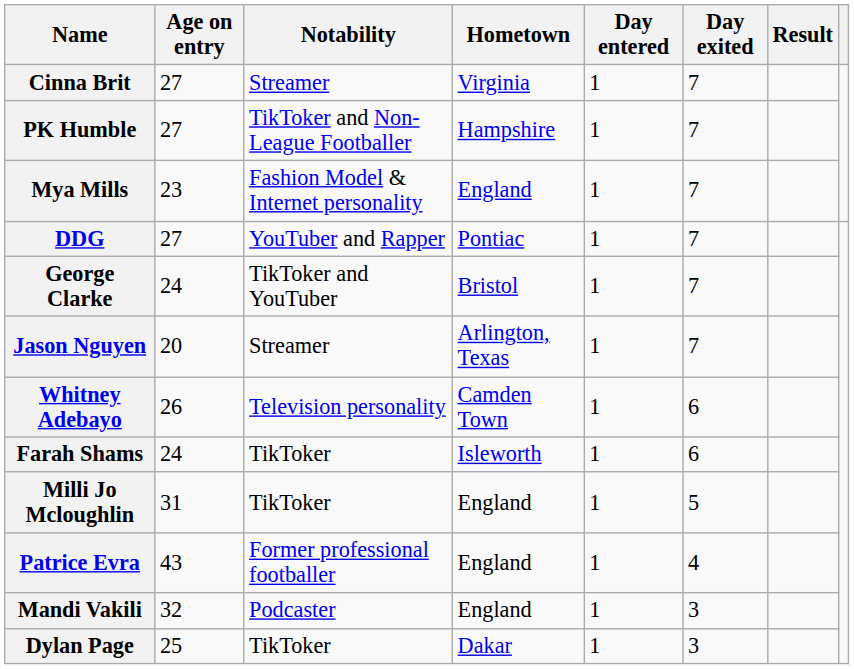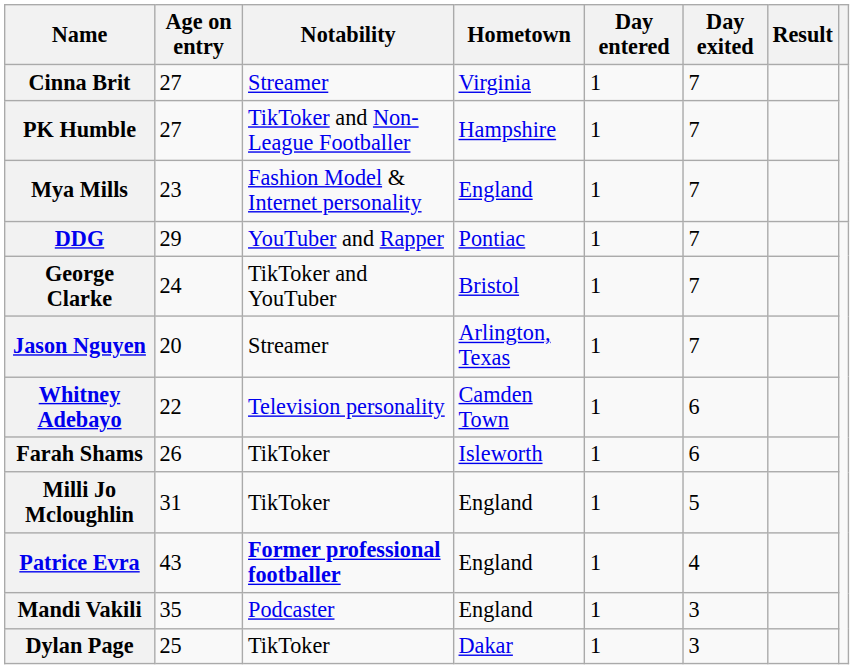(171, 238) 27 -> (171, 238) 29
(171, 406) 26 -> (171, 406) 22
(171, 454) 24 -> (171, 454) 26
(339, 562) normal -> (344, 562) bold
(171, 610) 32 -> (171, 610) 35
